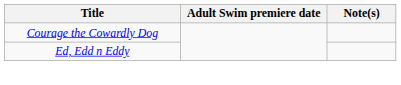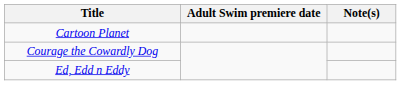+ row: (92, 32)
